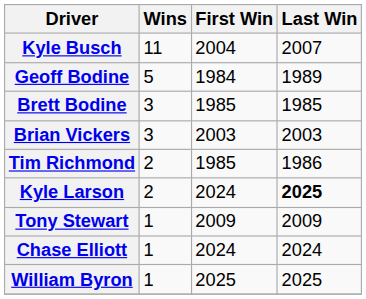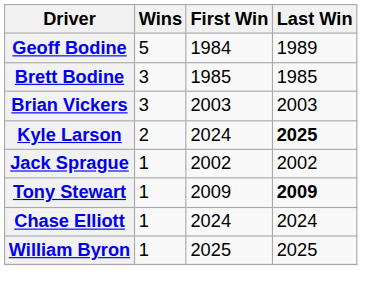- row: (72, 47)
- row: (72, 163)
+ row: (69, 163)
(302, 221) normal -> (297, 192) bold
